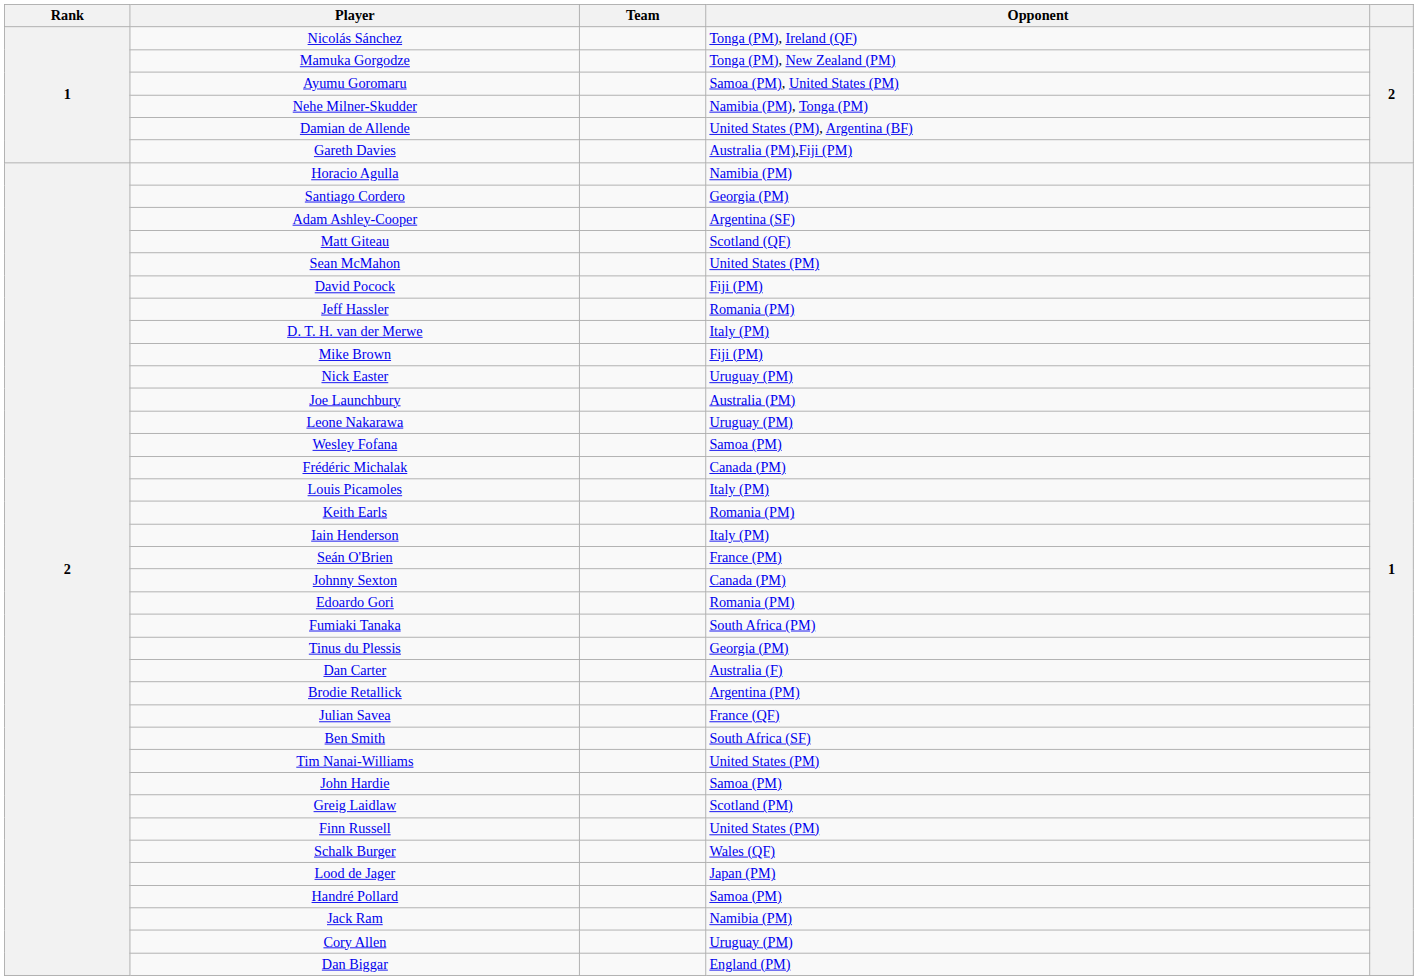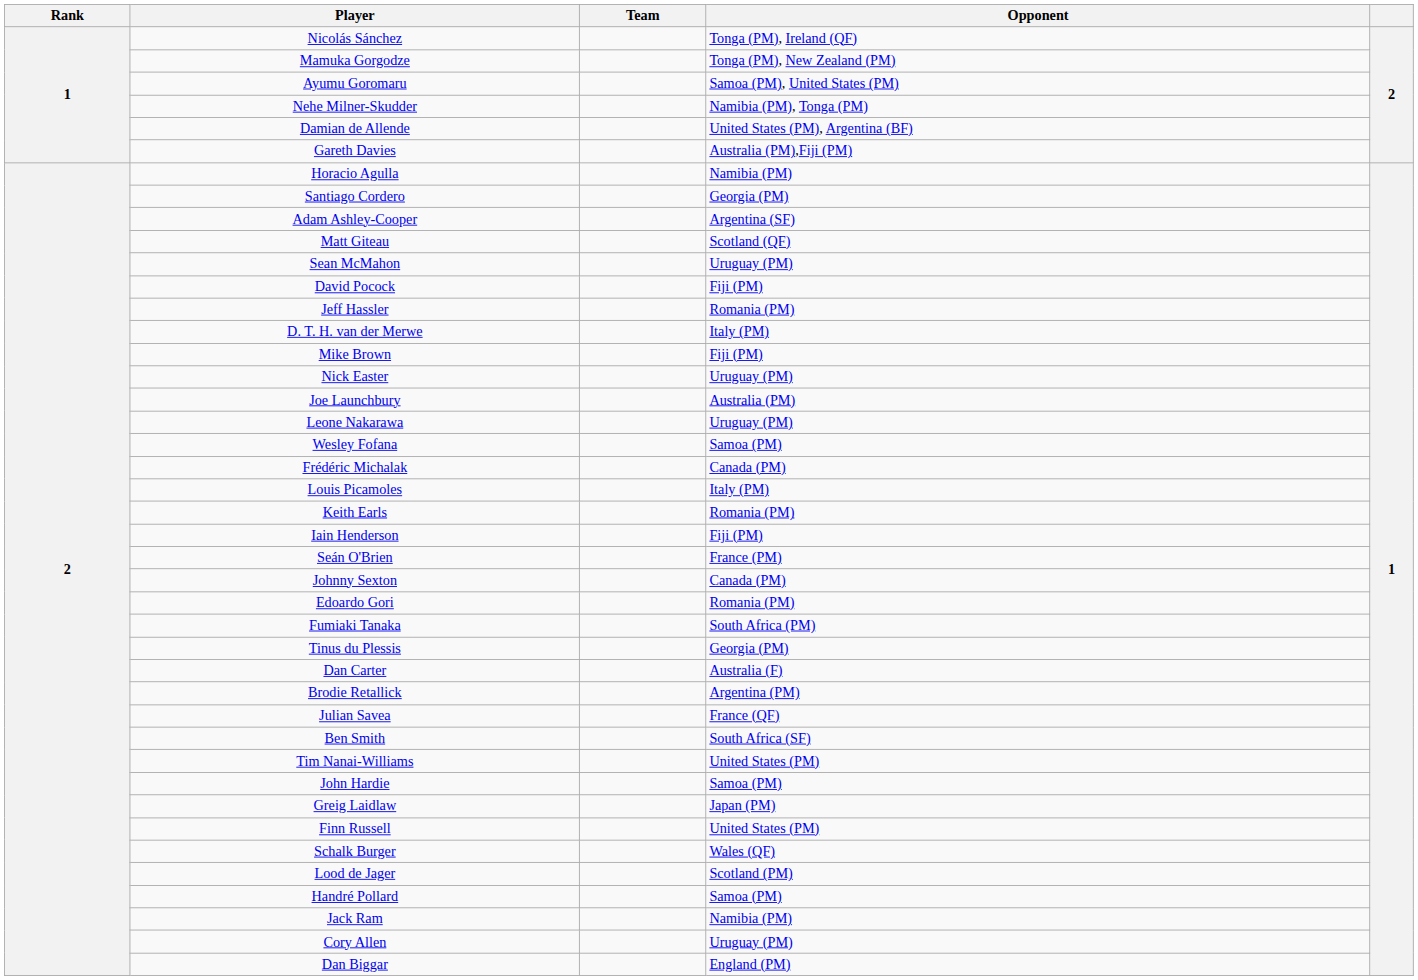(764, 264) United States (PM) -> (751, 264) Uruguay (PM)
(739, 535) Italy (PM) -> (736, 535) Fiji (PM)
(751, 806) Scotland (PM) -> (742, 806) Japan (PM)
(742, 873) Japan (PM) -> (751, 873) Scotland (PM)
